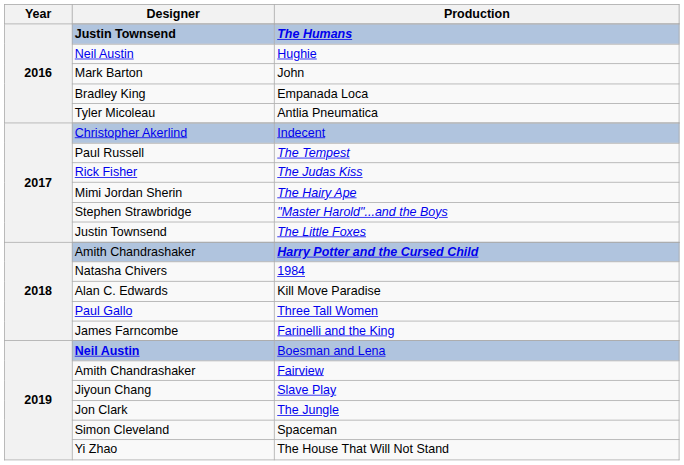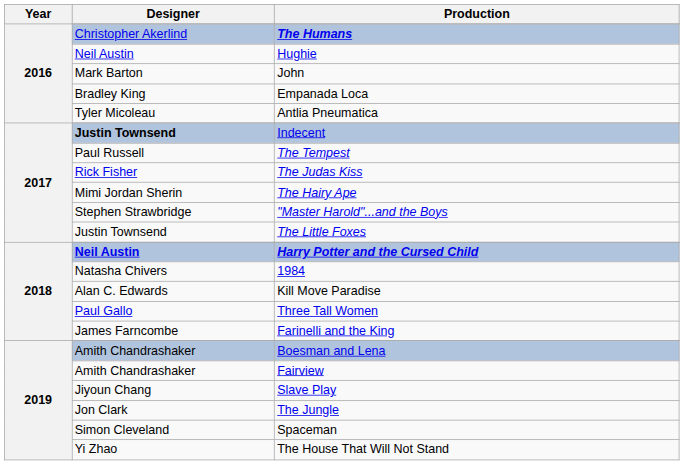(125, 34) Justin Townsend -> (131, 34) Christopher Akerlind
(131, 133) Christopher Akerlind -> (125, 133) Justin Townsend
(135, 251) Amith Chandrashaker -> (107, 251) Neil Austin
(107, 350) Neil Austin -> (135, 350) Amith Chandrashaker
